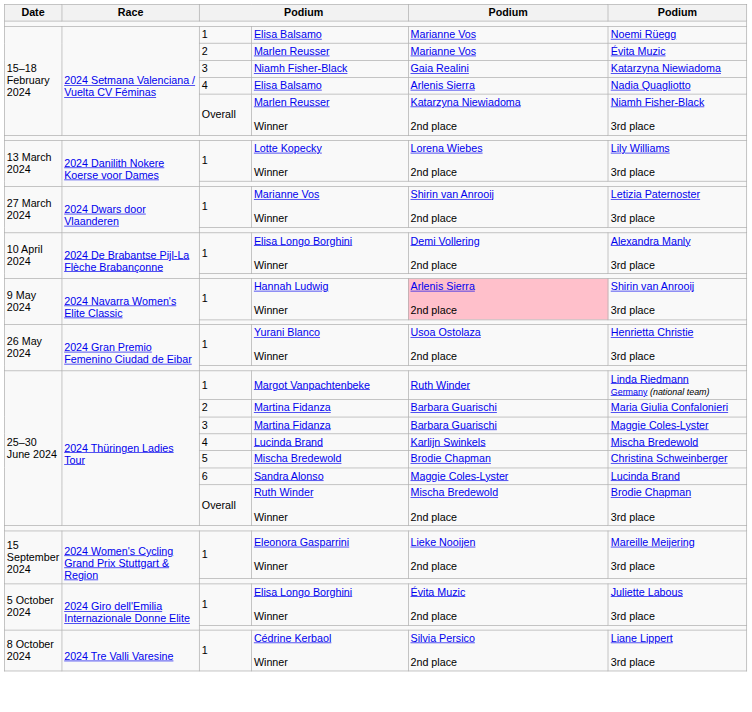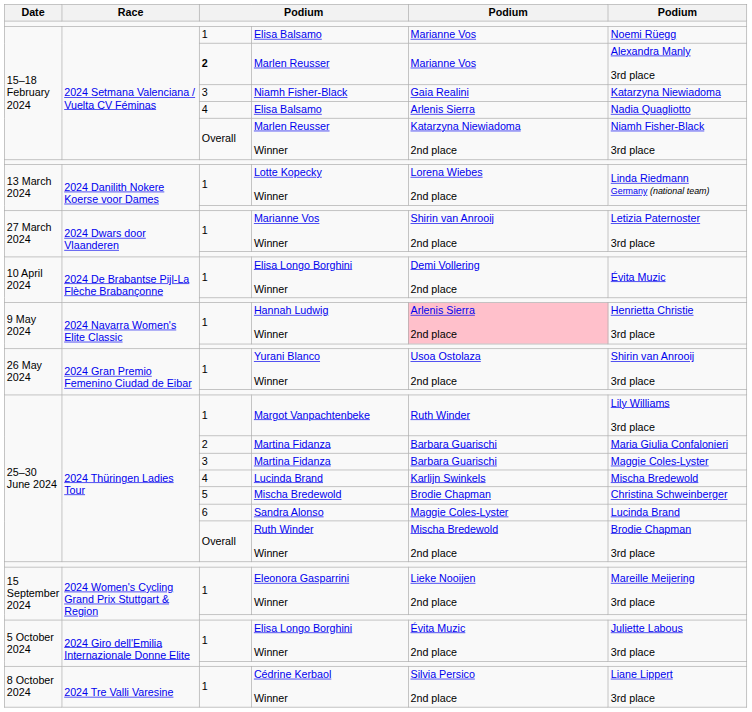(205, 51) normal -> (205, 64) bold
(638, 51) Évita Muzic -> (651, 64) Alexandra Manly 3rd place
(640, 161) Lily Williams 3rd place -> (660, 185) Linda Riedmann Germany (national team)
(651, 253) Alexandra Manly 3rd place -> (638, 277) Évita Muzic
(652, 299) Shirin van Anrooij 3rd place -> (652, 323) Henrietta Christie 3rd place
(652, 345) Henrietta Christie 3rd place -> (652, 369) Shirin van Anrooij 3rd place
(660, 385) Linda Riedmann Germany (national team) -> (640, 415) Lily Williams 3rd place
